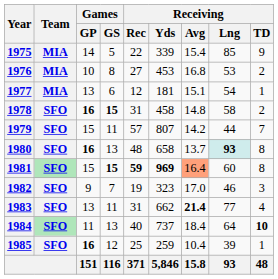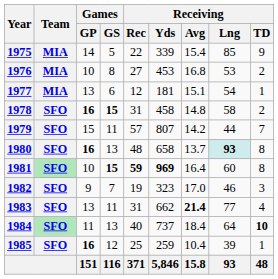(88, 168) 15 -> (88, 168) 10
(195, 168) lightsalmon background -> (195, 168) no background
